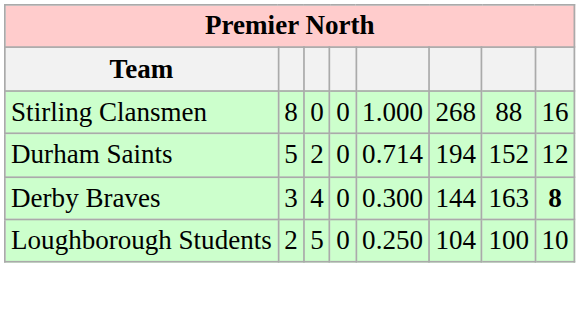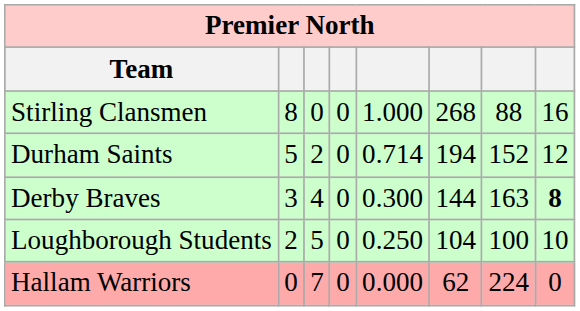+ row: (101, 283)
